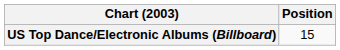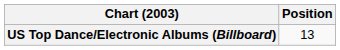(307, 34) 15 -> (307, 34) 13
